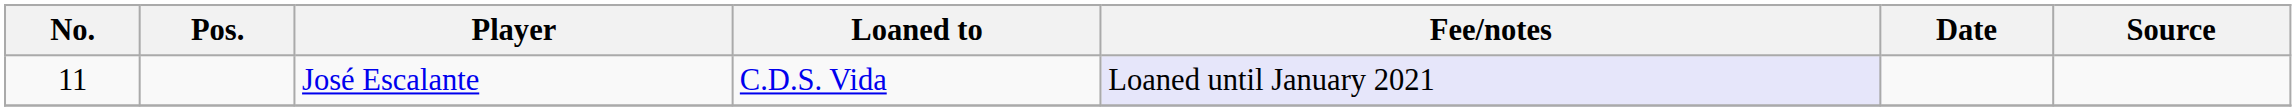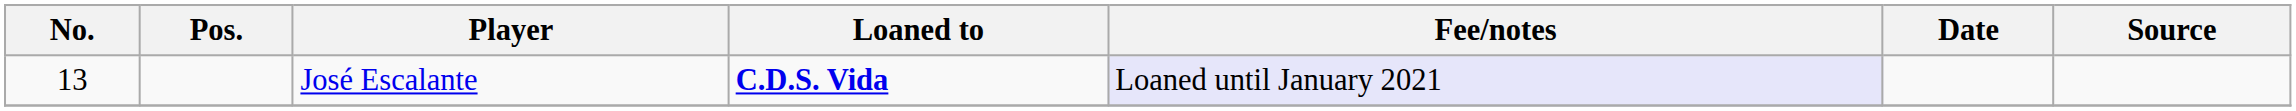(73, 80) 11 -> (72, 80) 13
(813, 80) normal -> (812, 80) bold
